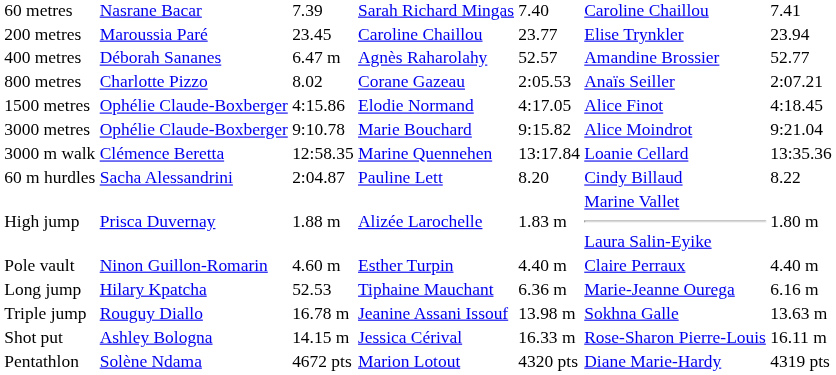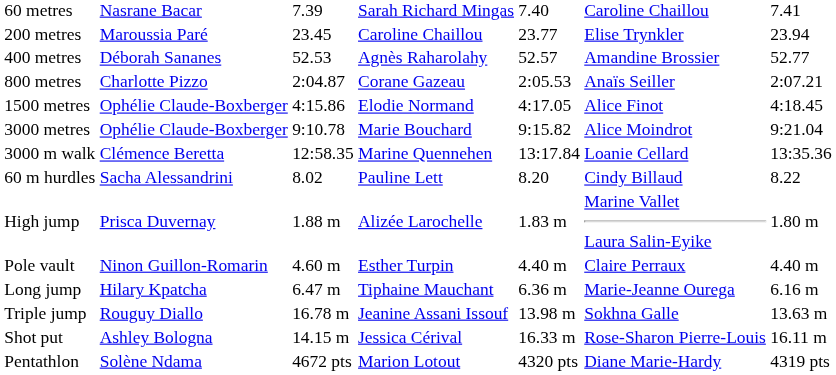(316, 57) 6.47 m -> (312, 57) 52.53
(307, 81) 8.02 -> (319, 81) 2:04.87
(319, 177) 2:04.87 -> (307, 177) 8.02
(312, 289) 52.53 -> (316, 289) 6.47 m
